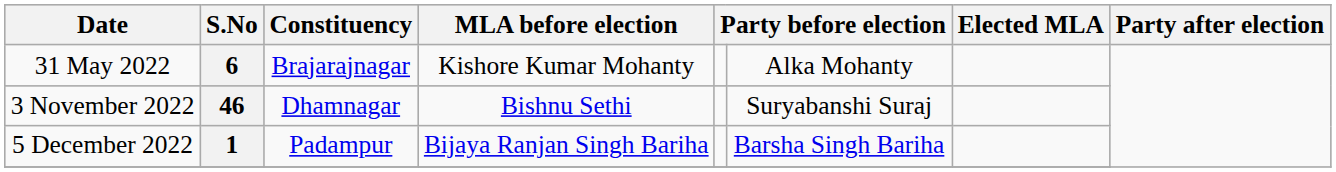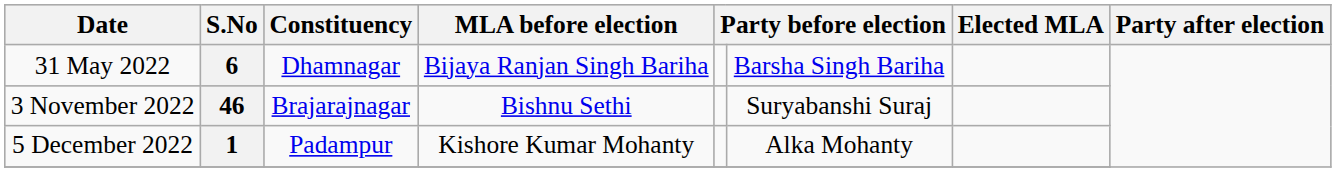(341, 65) Brajarajnagar -> (341, 65) Dhamnagar
(566, 65) Kishore Kumar Mohanty -> (566, 65) Bijaya Ranjan Singh Bariha
(839, 65) Alka Mohanty -> (839, 65) Barsha Singh Bariha
(341, 105) Dhamnagar -> (341, 105) Brajarajnagar
(566, 145) Bijaya Ranjan Singh Bariha -> (566, 145) Kishore Kumar Mohanty
(839, 145) Barsha Singh Bariha -> (839, 145) Alka Mohanty
